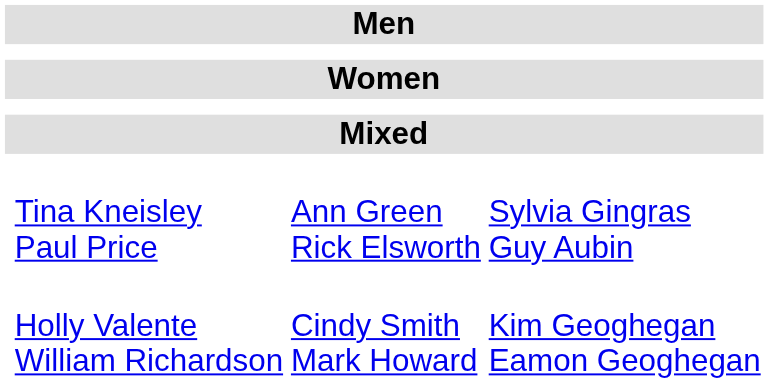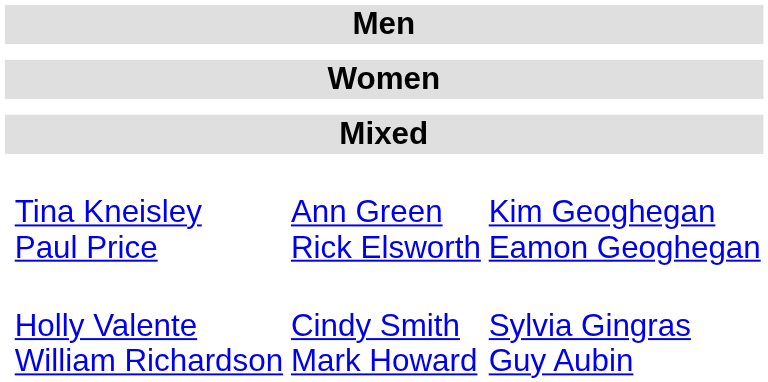(590, 229) Sylvia Gingras Guy Aubin -> (625, 229) Kim Geoghegan Eamon Geoghegan
(625, 343) Kim Geoghegan Eamon Geoghegan -> (590, 343) Sylvia Gingras Guy Aubin
